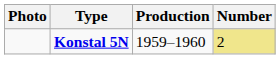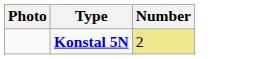- column: (173, 16)
